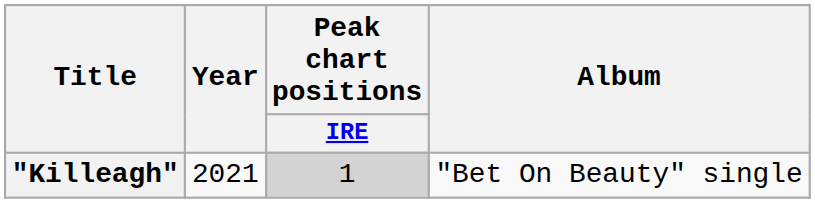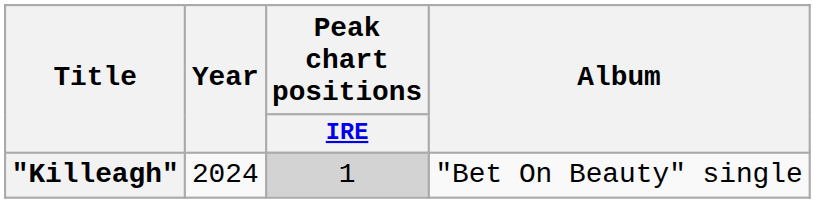(225, 175) 2021 -> (225, 175) 2024
